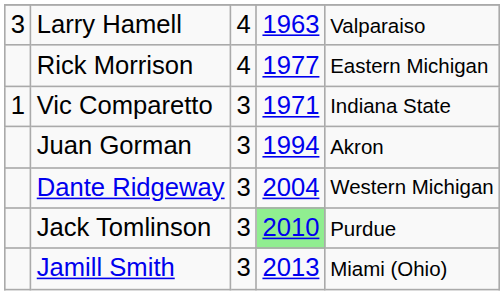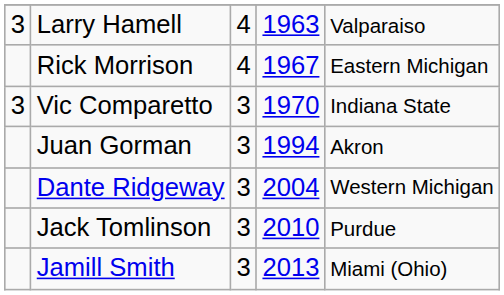(291, 65) 1977 -> (291, 65) 1967
(18, 106) 1 -> (18, 106) 3
(291, 106) 1971 -> (291, 106) 1970
(291, 227) lightgreen background -> (291, 227) no background
